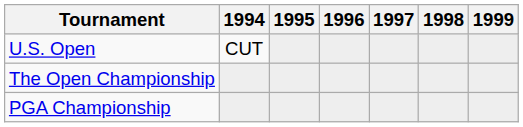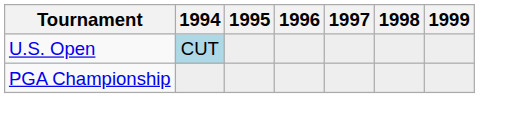(244, 49) no background -> (200, 49) lightblue background
- row: (112, 78)
